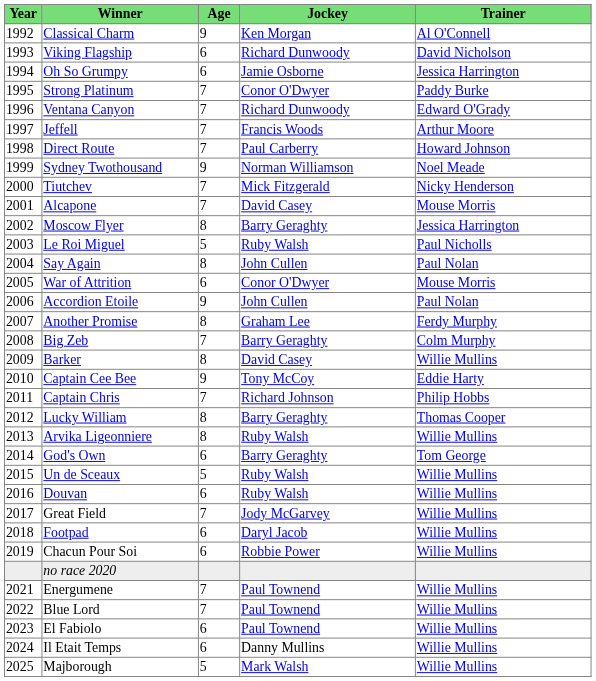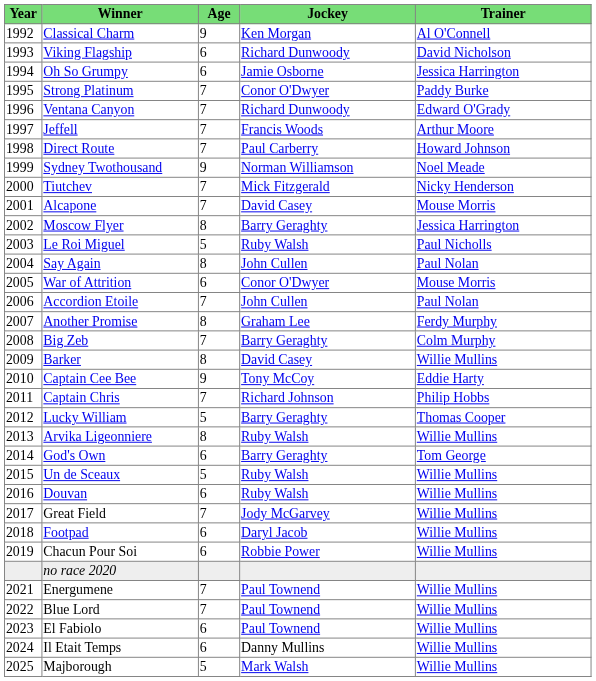(203, 302) 9 -> (203, 302) 7
(203, 417) 8 -> (203, 417) 5
